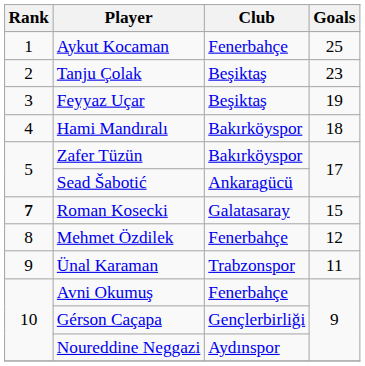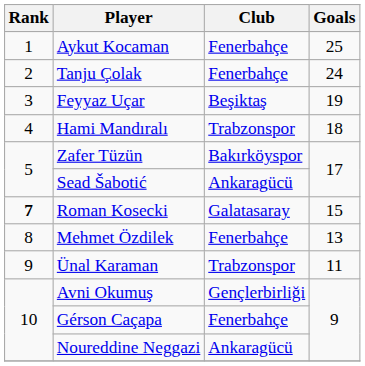(238, 73) Beşiktaş -> (248, 73) Fenerbahçe
(334, 73) 23 -> (334, 73) 24
(255, 127) Bakırköyspor -> (252, 127) Trabzonspor
(334, 237) 12 -> (334, 237) 13
(248, 292) Fenerbahçe -> (257, 292) Gençlerbirliği
(257, 319) Gençlerbirliği -> (248, 319) Fenerbahçe
(244, 347) Aydınspor -> (250, 347) Ankaragücü
